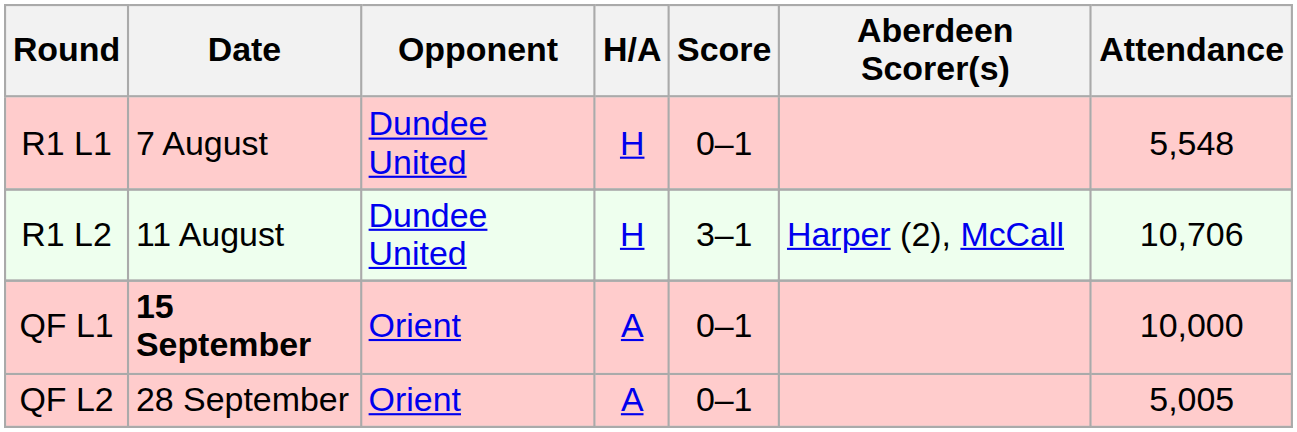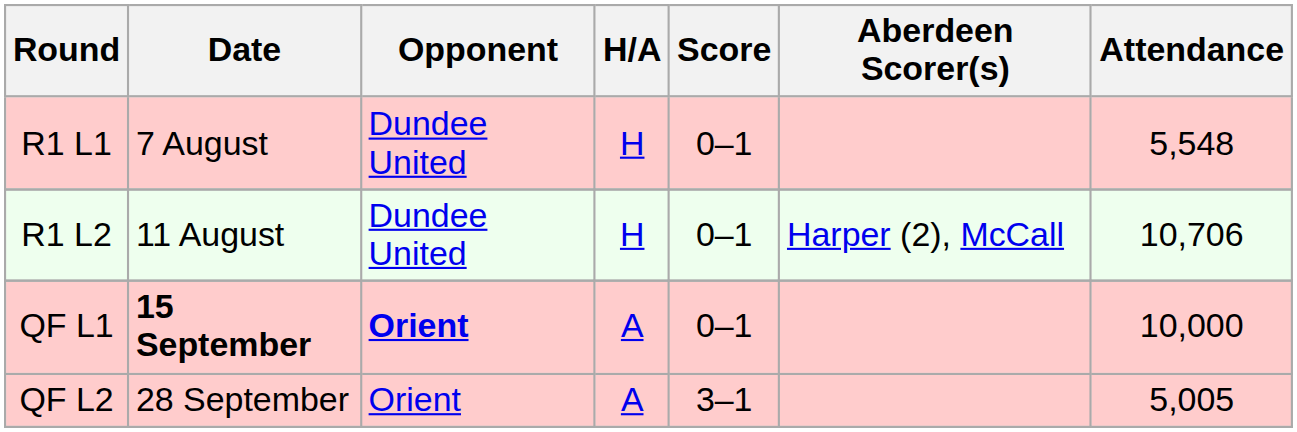(724, 234) 3–1 -> (724, 234) 0–1
(415, 326) normal -> (419, 326) bold
(724, 399) 0–1 -> (724, 399) 3–1
